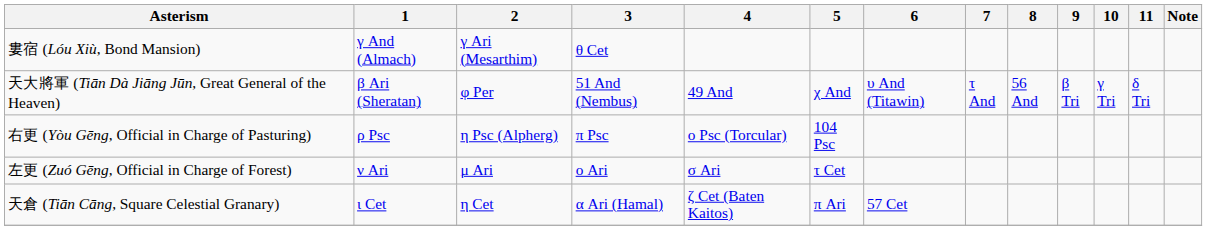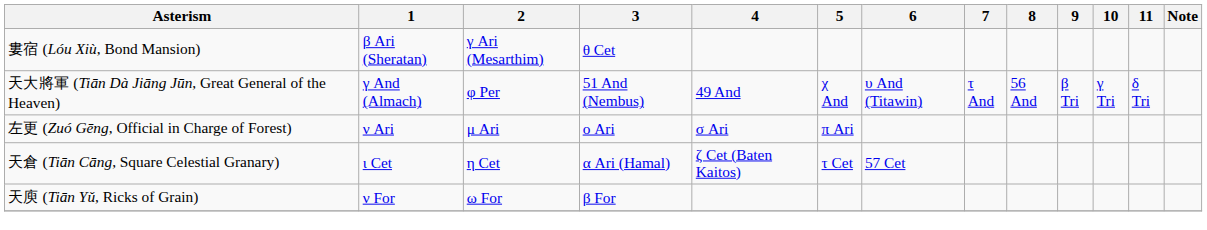(386, 49) γ And (Almach) -> (395, 49) β Ari (Sheratan)
(389, 92) β Ari (Sheratan) -> (392, 92) γ And (Almach)
- row: (160, 135)
(829, 170) τ Cet -> (838, 128) π Ari
(830, 204) π Ari -> (837, 163) τ Cet
+ row: (103, 197)
